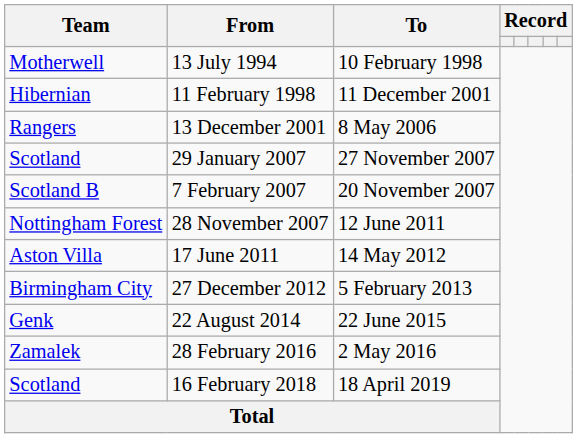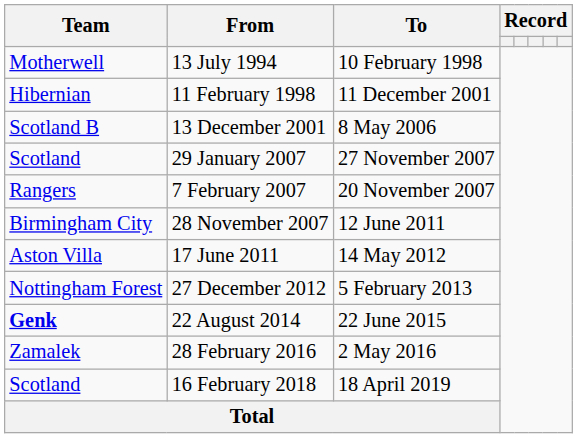(43, 126) Rangers -> (54, 126) Scotland B
(54, 191) Scotland B -> (43, 191) Rangers
(86, 223) Nottingham Forest -> (81, 223) Birmingham City
(81, 287) Birmingham City -> (86, 287) Nottingham Forest
(31, 320) normal -> (33, 320) bold
